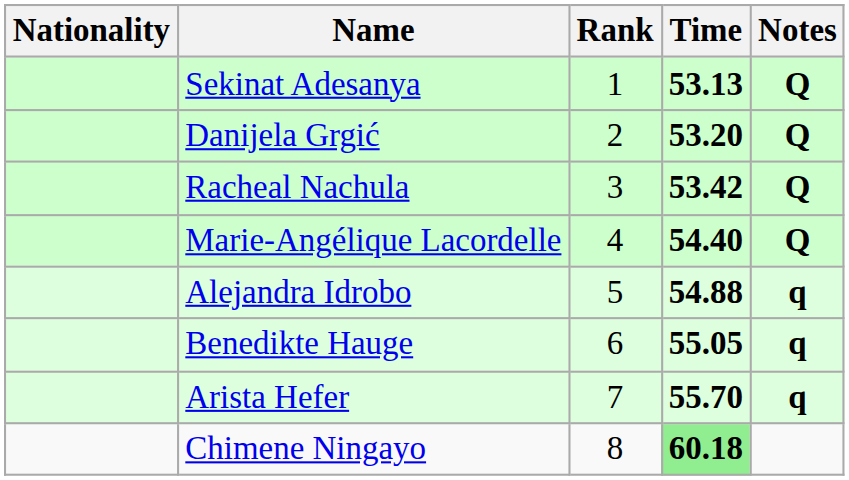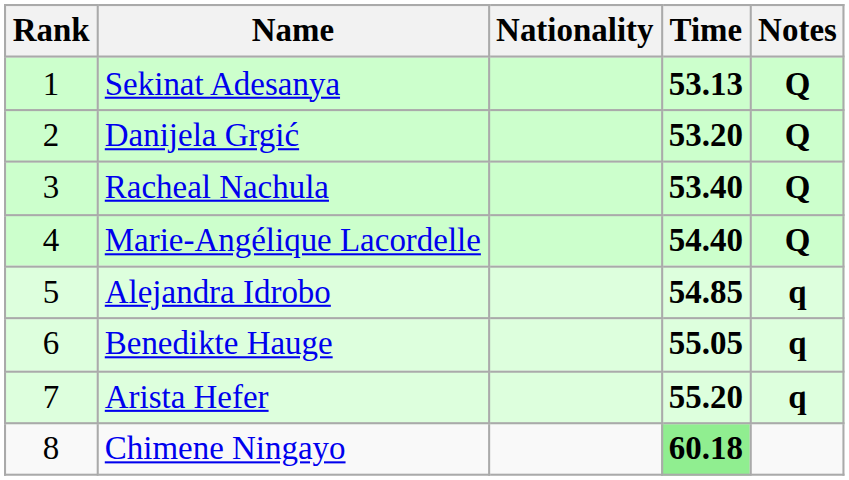columns swapped: (615, 30) <-> (91, 30)
(706, 187) 53.42 -> (706, 187) 53.40
(706, 291) 54.88 -> (706, 291) 54.85
(706, 396) 55.70 -> (706, 396) 55.20
